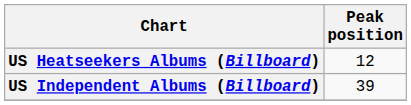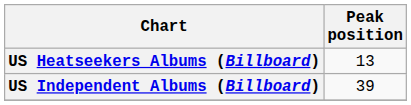(365, 61) 12 -> (365, 61) 13
